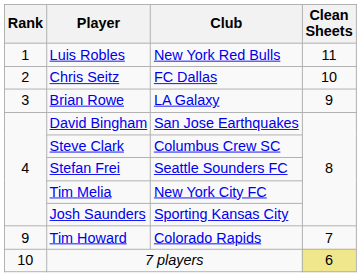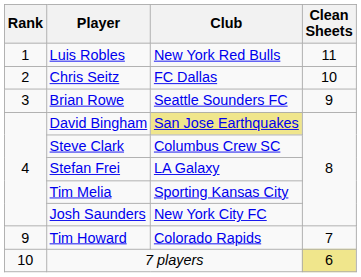(187, 100) LA Galaxy -> (221, 100) Seattle Sounders FC
(226, 123) no background -> (226, 123) khaki background
(221, 169) Seattle Sounders FC -> (187, 169) LA Galaxy
(210, 191) New York City FC -> (221, 191) Sporting Kansas City
(221, 214) Sporting Kansas City -> (210, 214) New York City FC
